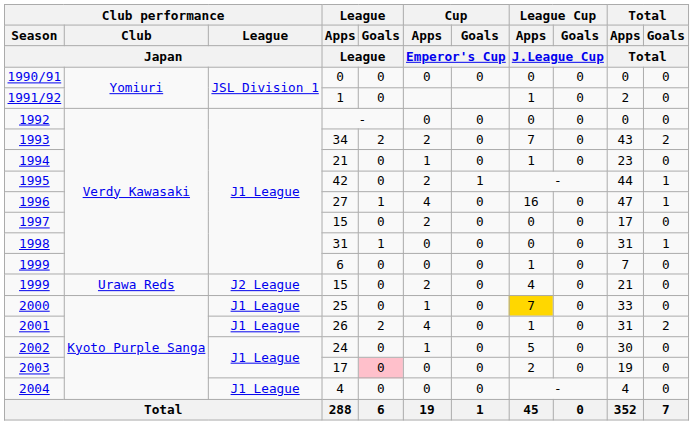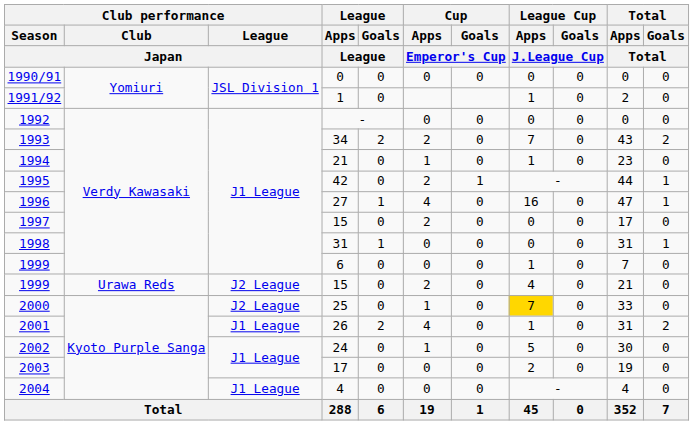(265, 306) J1 League -> (265, 306) J2 League
(381, 368) pink background -> (381, 368) no background
